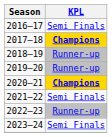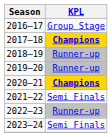(76, 26) Semi Finals -> (76, 26) Group Stage
